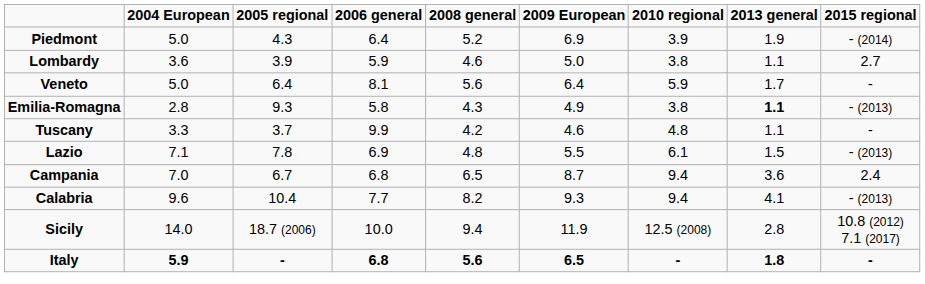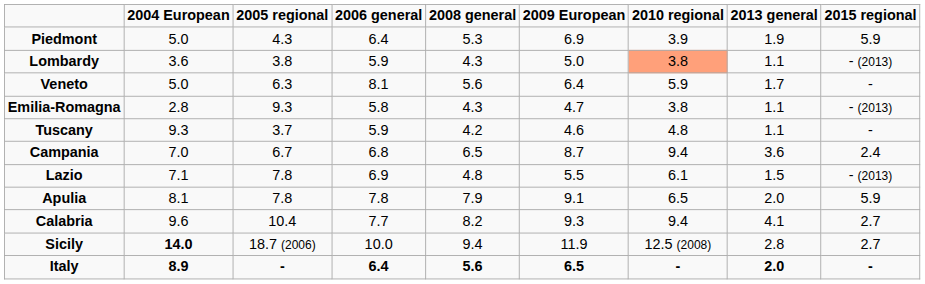(473, 38) 5.2 -> (473, 38) 5.3
(870, 38) - (2014) -> (870, 38) 5.9
(282, 61) 3.9 -> (282, 61) 3.8
(473, 61) 4.6 -> (473, 61) 4.3
(678, 61) no background -> (678, 61) lightsalmon background
(870, 61) 2.7 -> (870, 61) - (2013)
(282, 84) 6.4 -> (282, 84) 6.3
(574, 107) 4.9 -> (574, 107) 4.7
(774, 107) bold -> (774, 107) normal
(178, 130) 3.3 -> (178, 130) 9.3
(379, 130) 9.9 -> (379, 130) 5.9
rows swapped: (64, 152) <-> (64, 175)
+ row: (64, 198)
(870, 198) - (2013) -> (870, 221) 2.7
(178, 229) normal -> (178, 244) bold
(870, 229) 10.8 (2012) 7.1 (2017) -> (870, 244) 2.7
(178, 260) 5.9 -> (178, 267) 8.9
(379, 260) 6.8 -> (379, 267) 6.4
(774, 260) 1.8 -> (774, 267) 2.0
